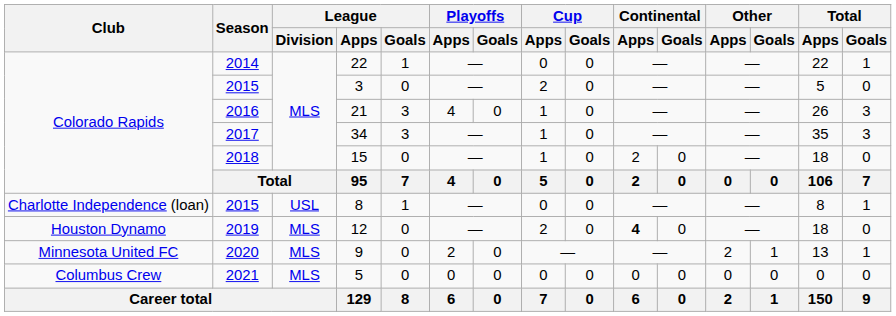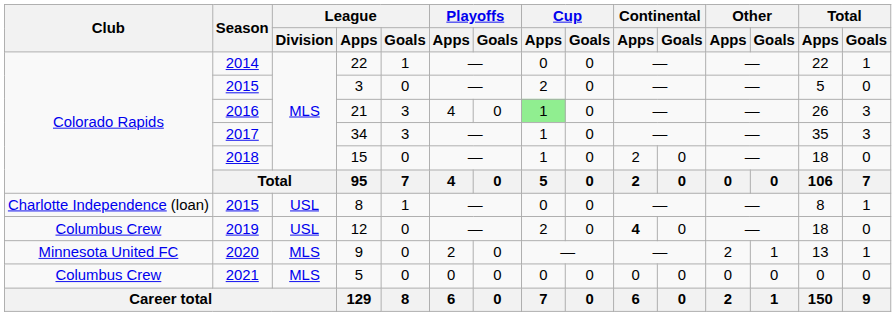(543, 110) no background -> (543, 110) lightgreen background
(108, 228) Houston Dynamo -> (108, 228) Columbus Crew
(305, 228) MLS -> (305, 228) USL
